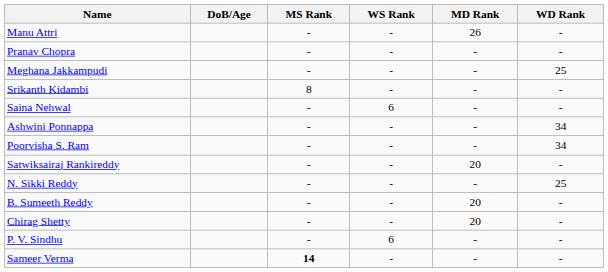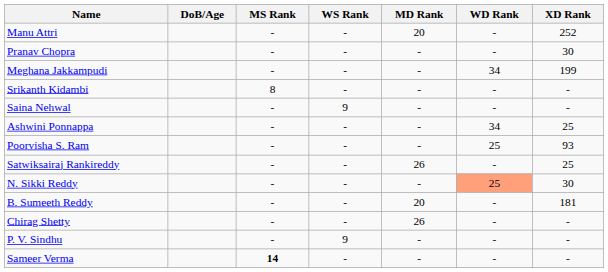+ column: (568, 14)
(475, 32) 26 -> (419, 32) 20
(561, 70) 25 -> (494, 70) 34
(391, 108) 6 -> (345, 108) 9
(561, 145) 34 -> (494, 145) 25
(475, 164) 20 -> (419, 164) 26
(561, 183) no background -> (494, 183) lightsalmon background
(475, 220) 20 -> (419, 220) 26
(391, 239) 6 -> (345, 239) 9
